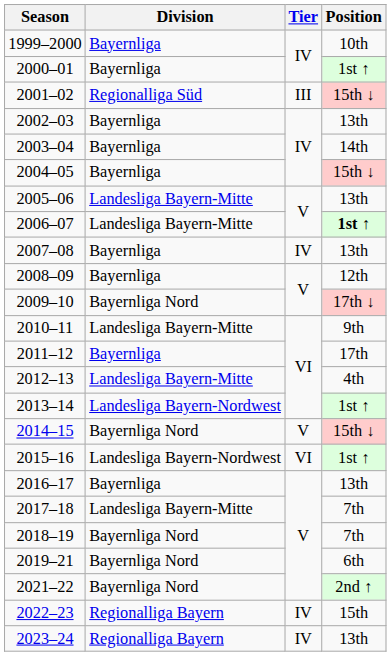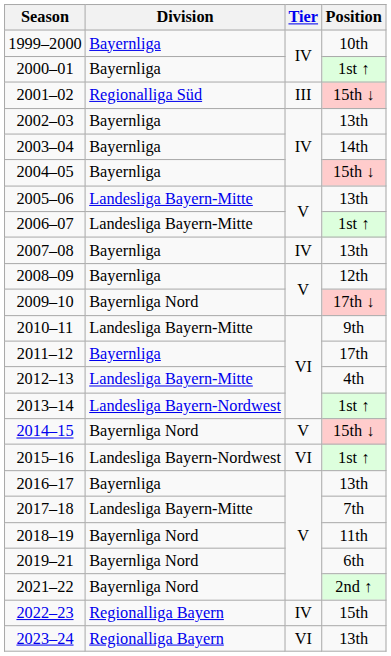(354, 224) bold -> (354, 224) normal
(354, 535) 7th -> (354, 535) 11th
(303, 638) IV -> (303, 638) VI
